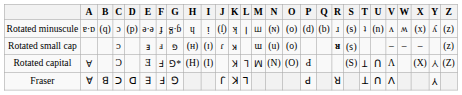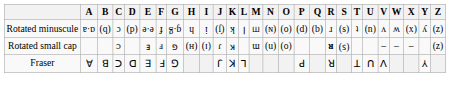- row: (42, 63)
